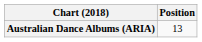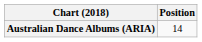(177, 28) 13 -> (177, 28) 14
